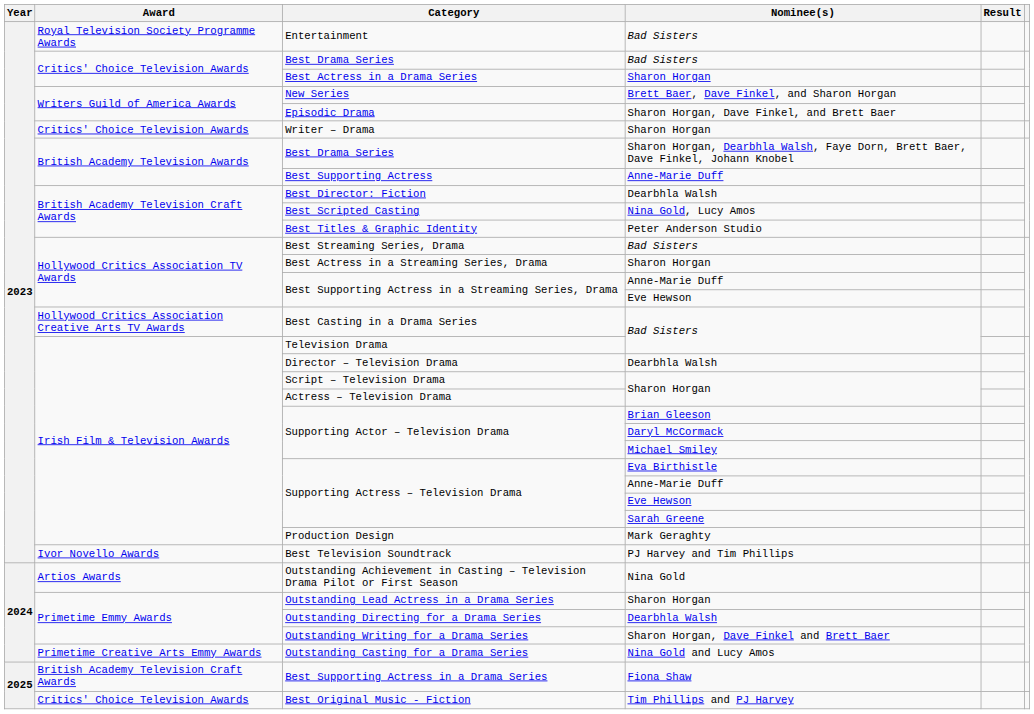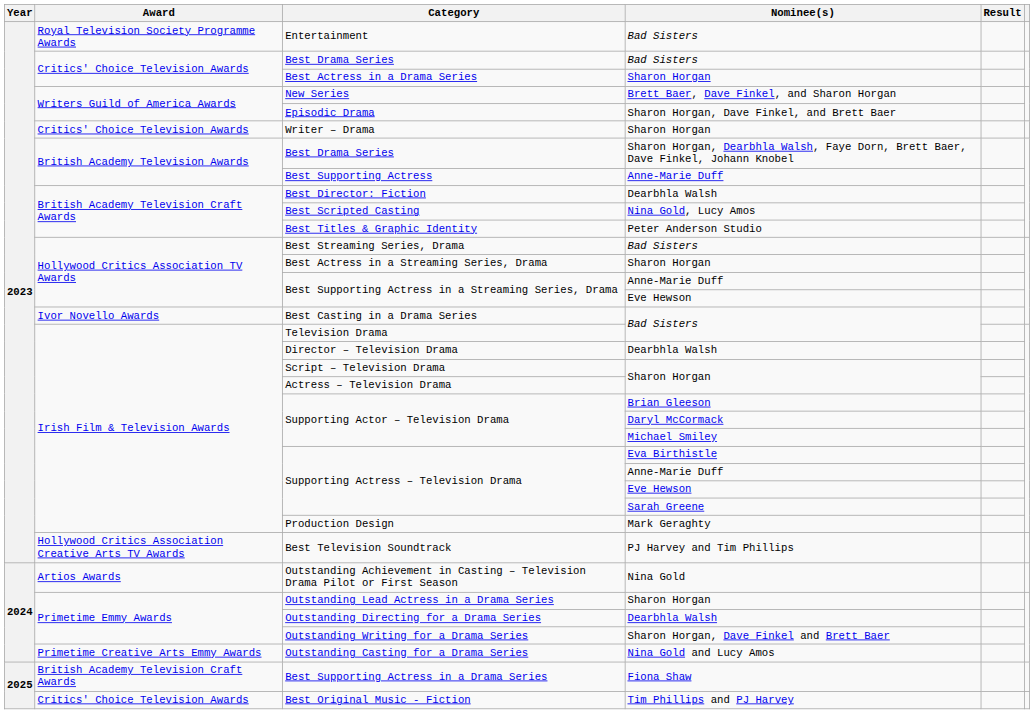(130, 322) Hollywood Critics Association Creative Arts TV Awards -> (98, 316) Ivor Novello Awards
(98, 554) Ivor Novello Awards -> (130, 548) Hollywood Critics Association Creative Arts TV Awards
